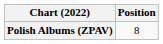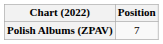(137, 30) 8 -> (137, 30) 7
